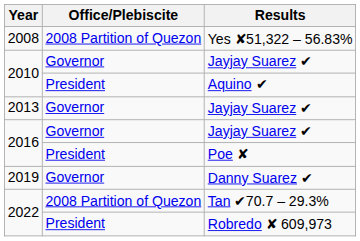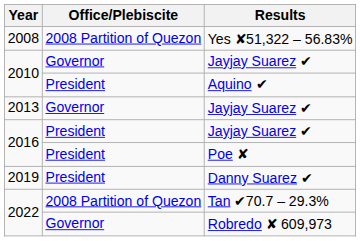(75, 131) Governor -> (75, 131) President
(75, 177) Governor -> (75, 177) President
(75, 224) President -> (75, 224) Governor
